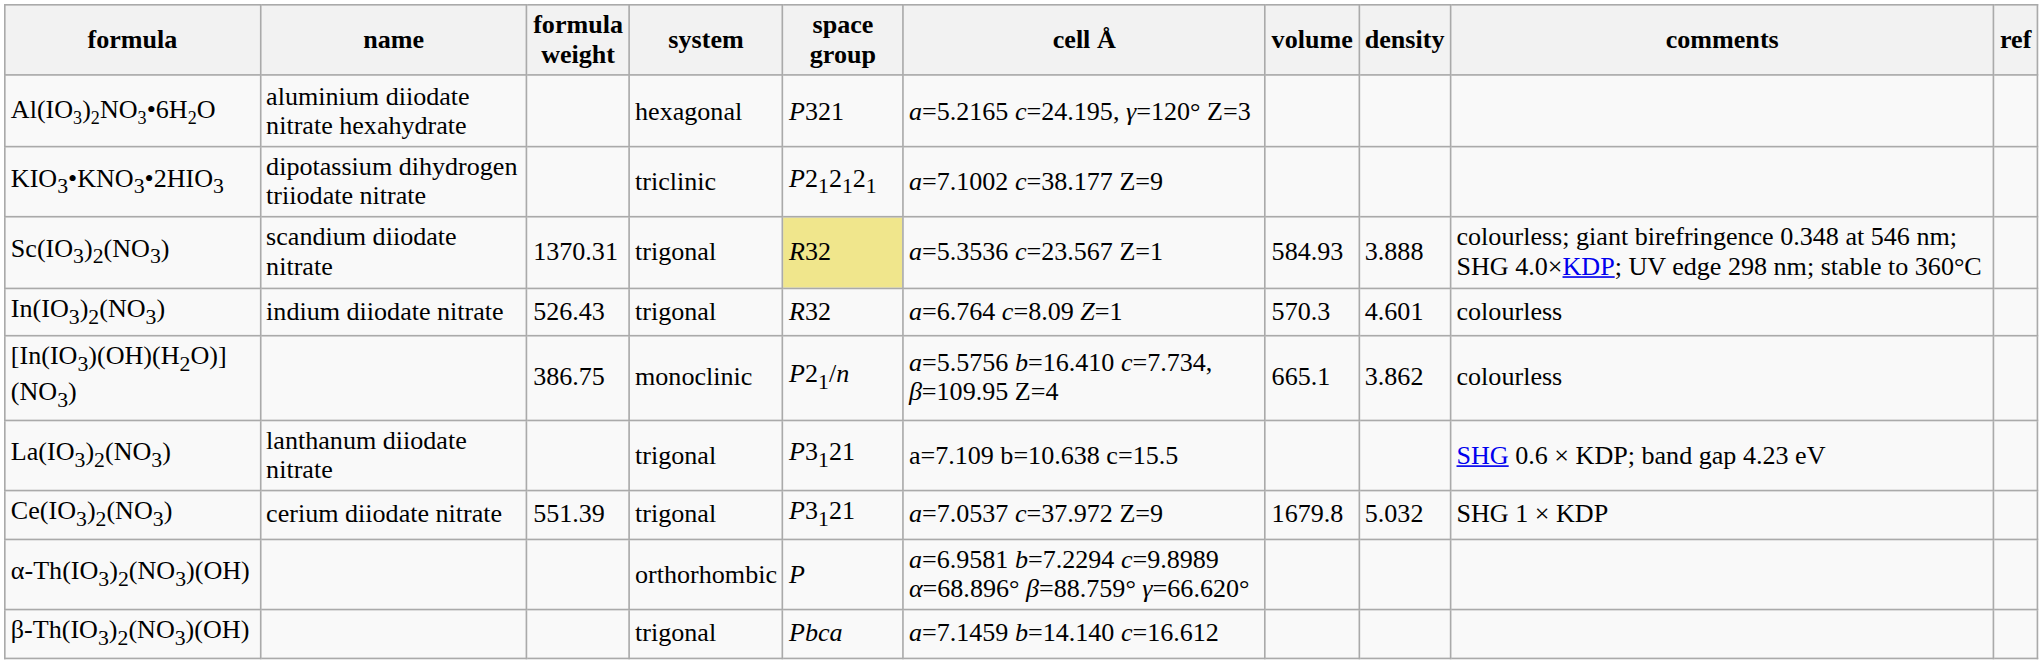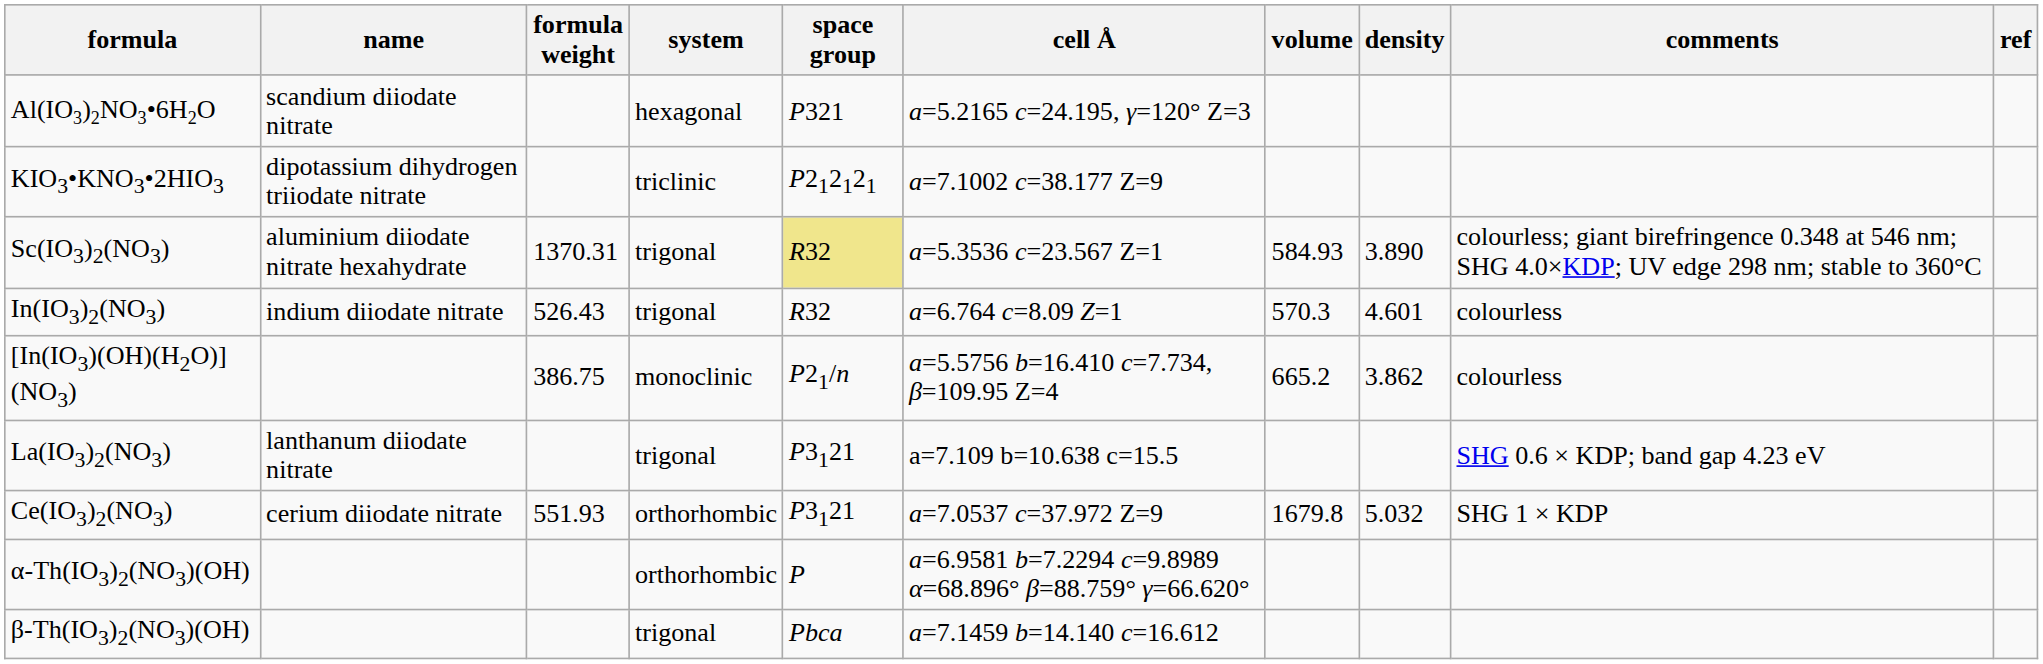(368, 110) aluminium diiodate nitrate hexahydrate -> (361, 110) scandium diiodate nitrate
(361, 251) scandium diiodate nitrate -> (368, 251) aluminium diiodate nitrate hexahydrate
(1394, 251) 3.888 -> (1394, 251) 3.890
(1301, 377) 665.1 -> (1301, 377) 665.2
(569, 514) 551.39 -> (569, 514) 551.93
(676, 514) trigonal -> (706, 514) orthorhombic
